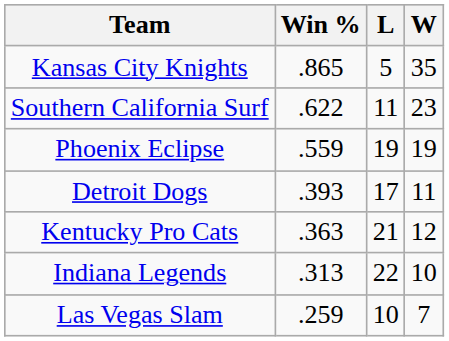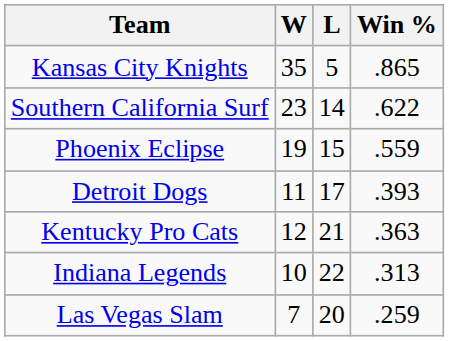columns swapped: (424, 25) <-> (321, 25)
(386, 107) 11 -> (332, 107) 14
(386, 149) 19 -> (332, 149) 15
(386, 314) 10 -> (332, 314) 20
